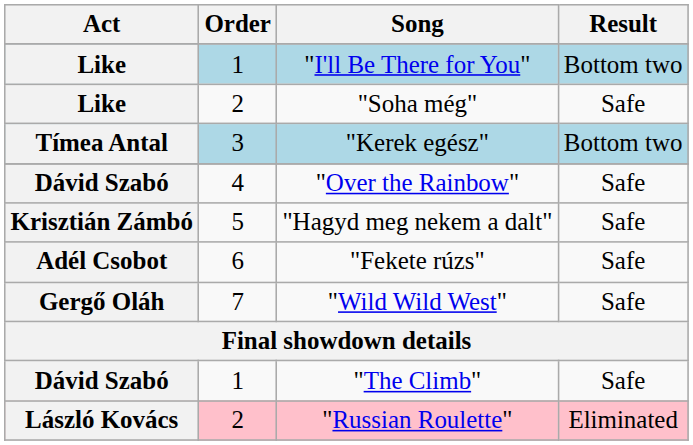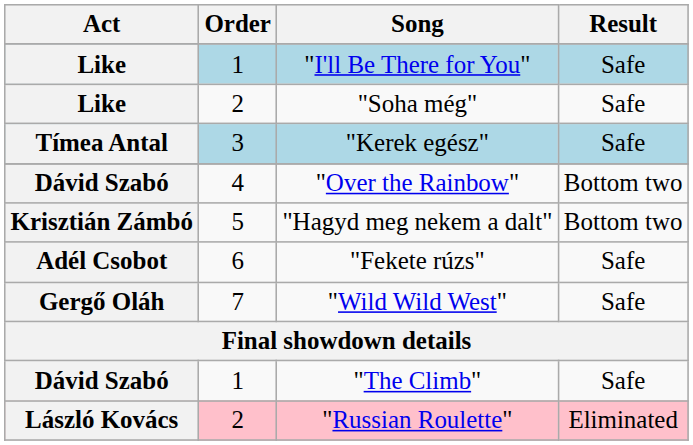(623, 63) Bottom two -> (623, 63) Safe
(623, 143) Bottom two -> (623, 143) Safe
(623, 182) Safe -> (623, 182) Bottom two
(623, 222) Safe -> (623, 222) Bottom two
